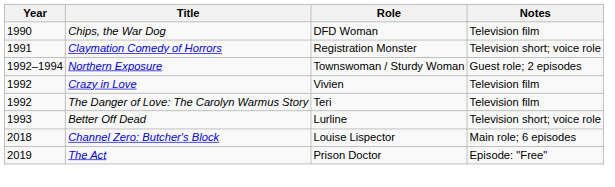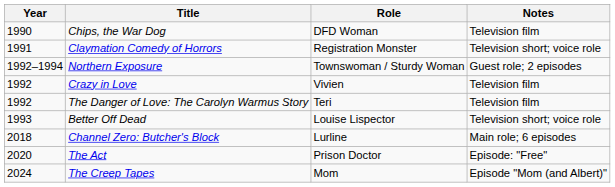(330, 119) Lurline -> (354, 119) Louise Lispector
(354, 137) Louise Lispector -> (330, 137) Lurline
(19, 155) 2019 -> (19, 155) 2020
+ row: (111, 173)
